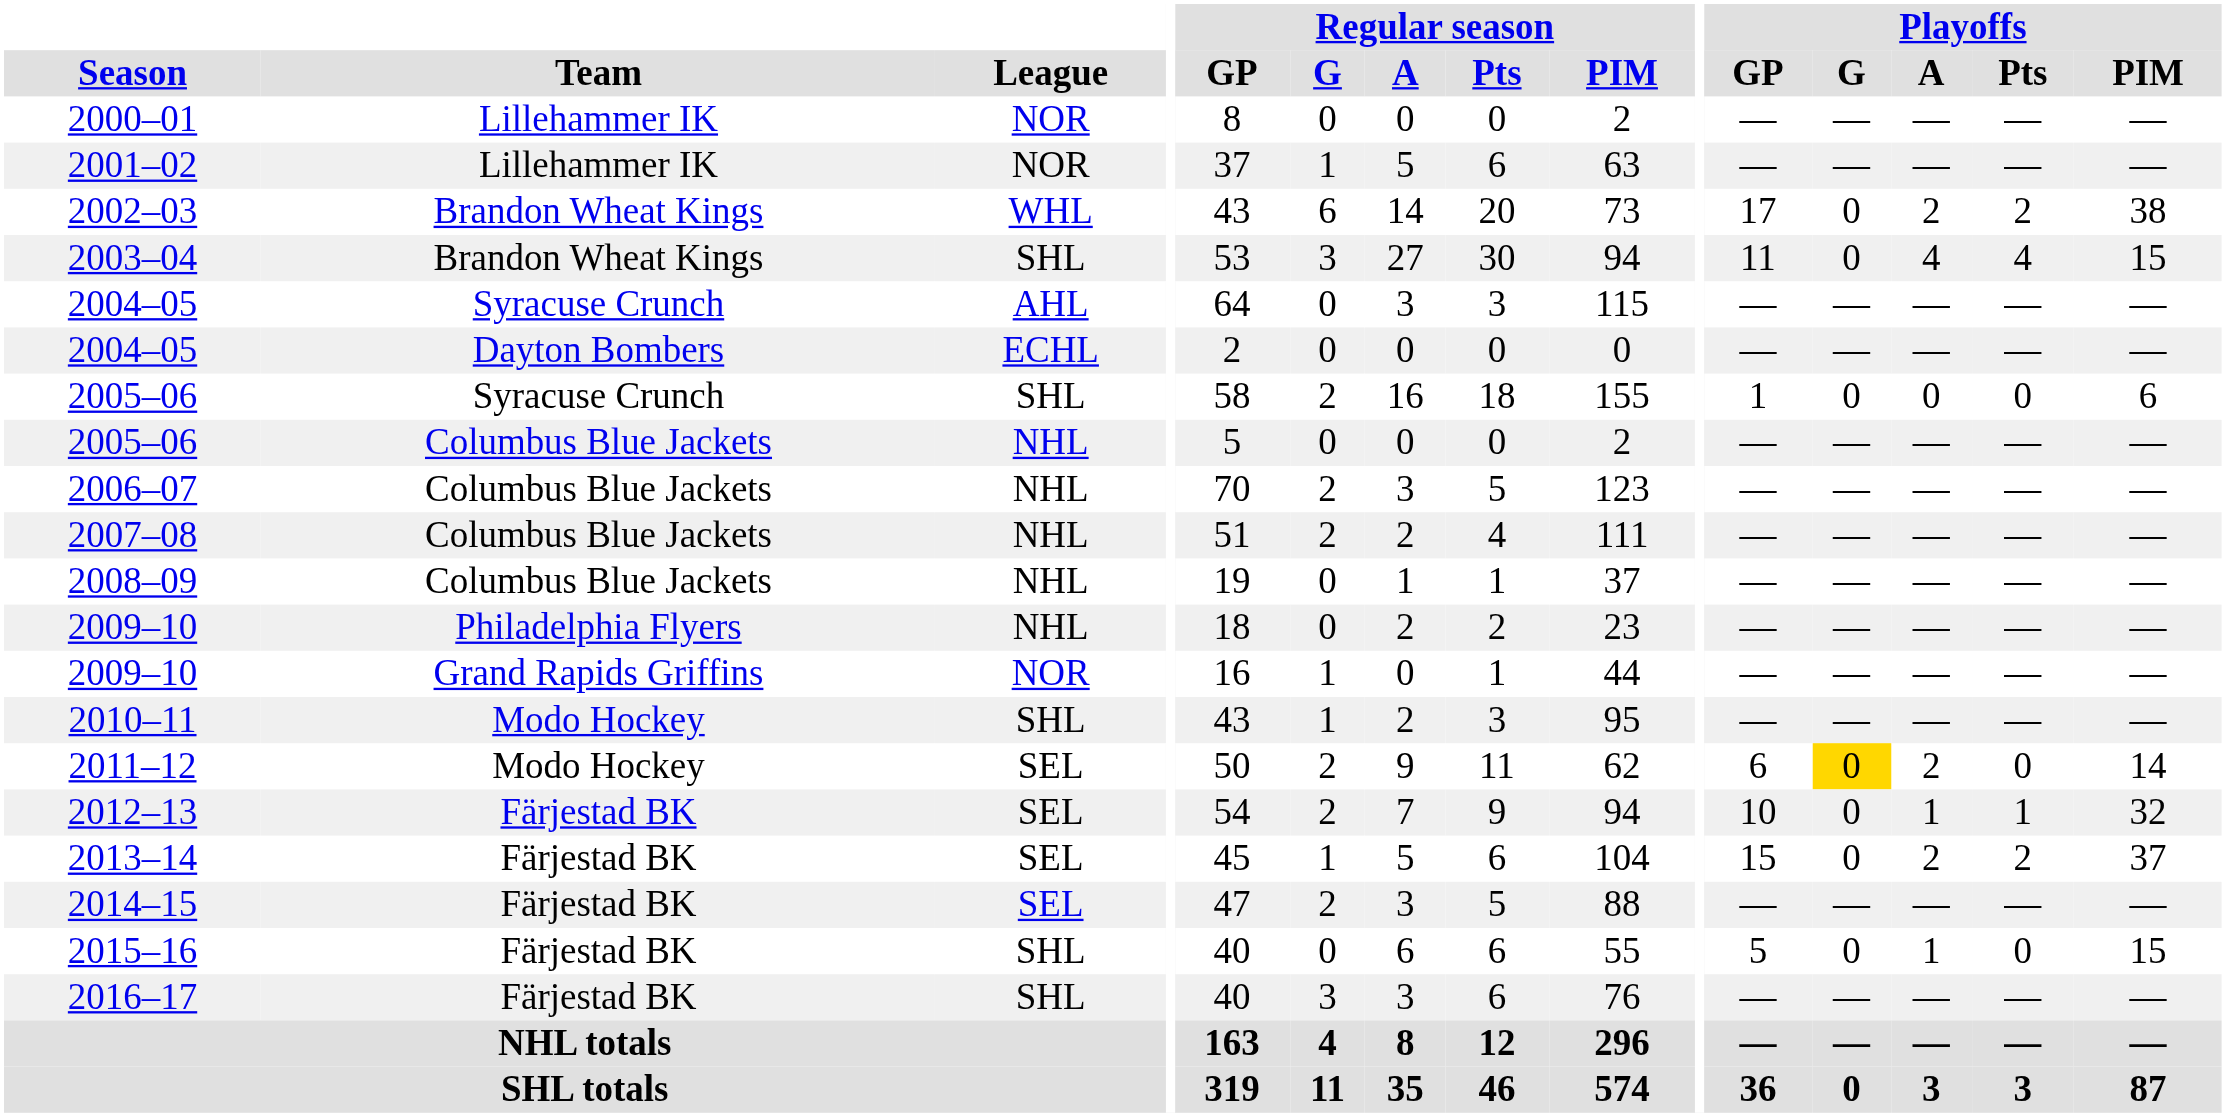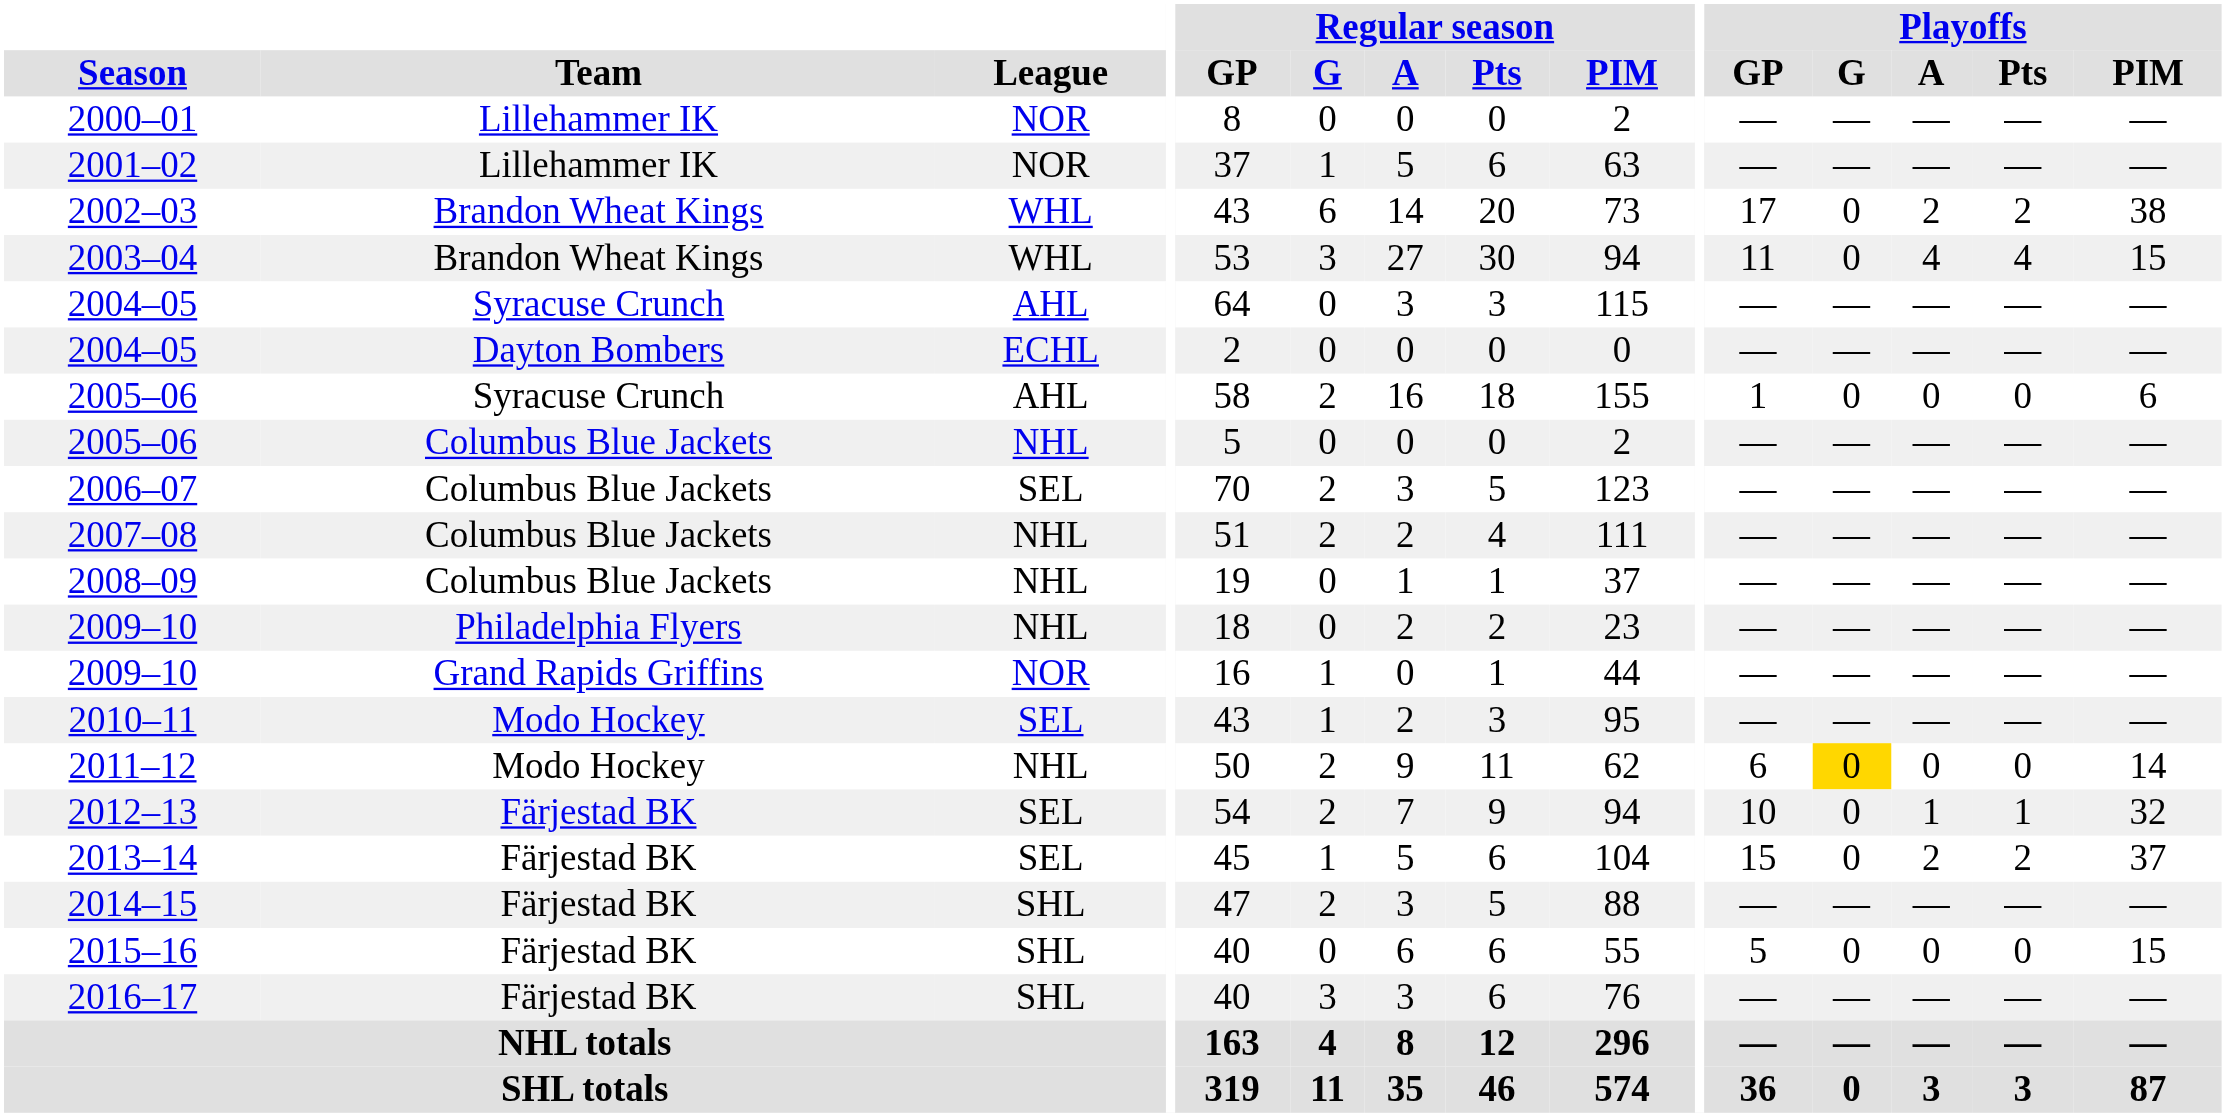(1051, 257) SHL -> (1051, 257) WHL
(1051, 396) SHL -> (1051, 396) AHL
(1051, 488) NHL -> (1051, 488) SEL
(1051, 719) SHL -> (1051, 719) SEL
(1051, 765) SEL -> (1051, 765) NHL
(1931, 765) 2 -> (1931, 765) 0
(1051, 904) SEL -> (1051, 904) SHL
(1931, 950) 1 -> (1931, 950) 0
